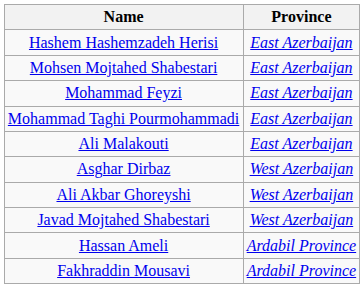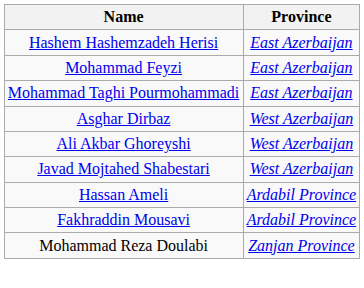- row: (124, 67)
- row: (124, 144)
+ row: (124, 245)
